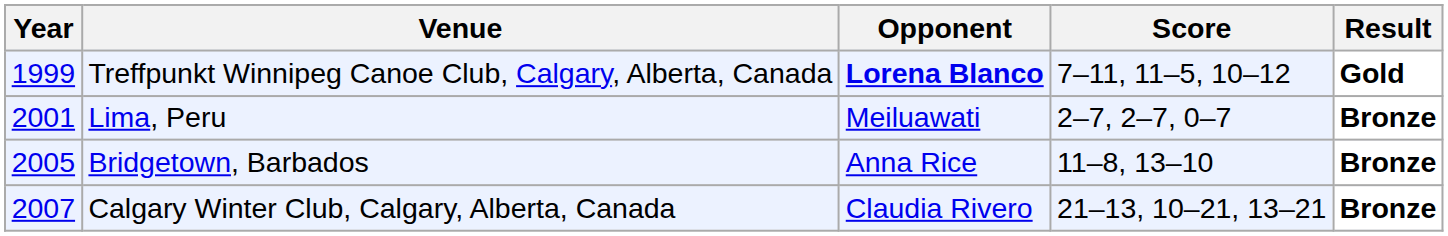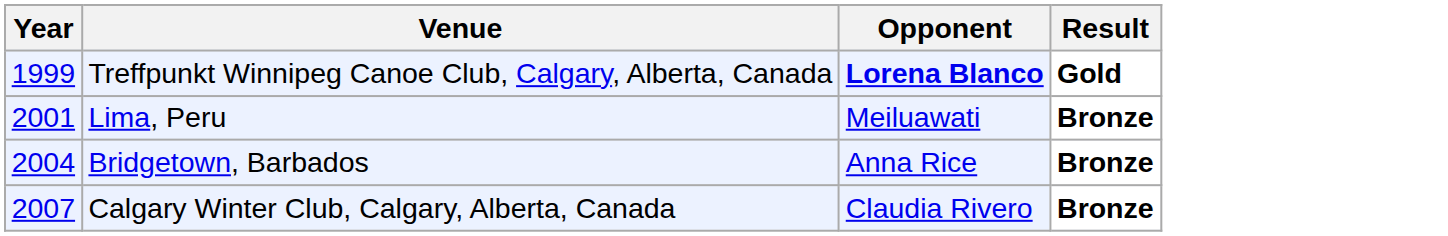- column: (1192, 28)
(43, 163) 2005 -> (43, 163) 2004
